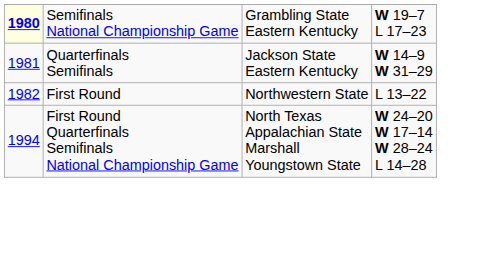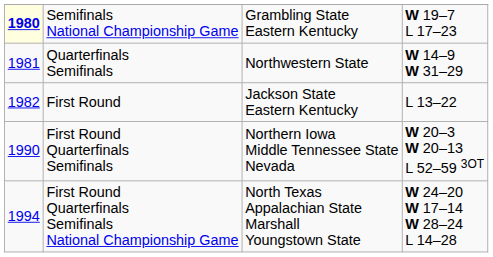(302, 63) Jackson State Eastern Kentucky -> (307, 63) Northwestern State
(307, 93) Northwestern State -> (302, 102) Jackson State Eastern Kentucky
+ row: (88, 151)
